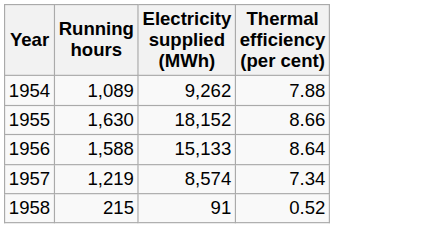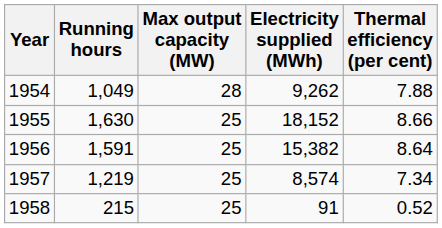+ column: (192, 40)
(111, 90) 1,089 -> (111, 90) 1,049
(111, 149) 1,588 -> (111, 149) 1,591
(203, 149) 15,133 -> (310, 149) 15,382
